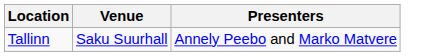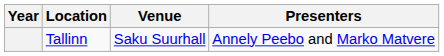+ column: (23, 16)
